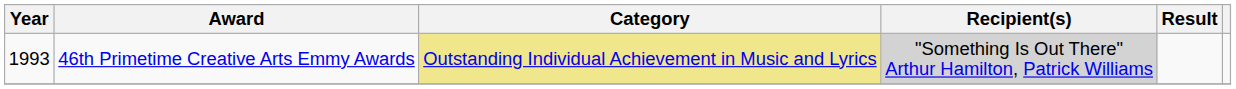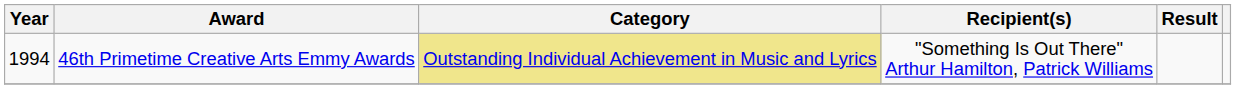(29, 58) 1993 -> (29, 58) 1994
(1019, 58) lightgrey background -> (1019, 58) no background
